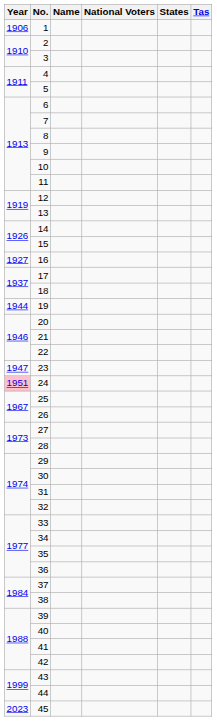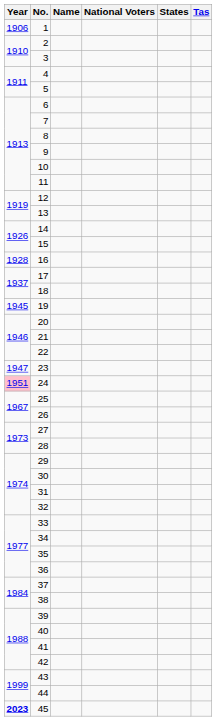(17, 259) 1927 -> (17, 259) 1928
(17, 306) 1944 -> (17, 306) 1945
(17, 708) normal -> (17, 708) bold
